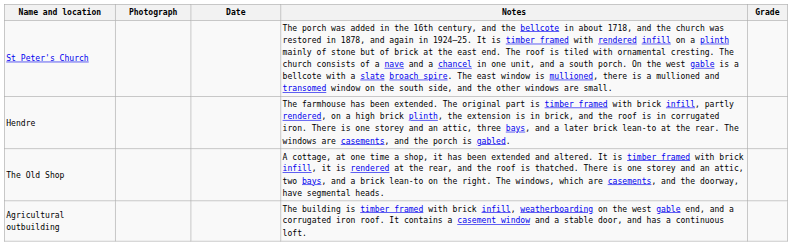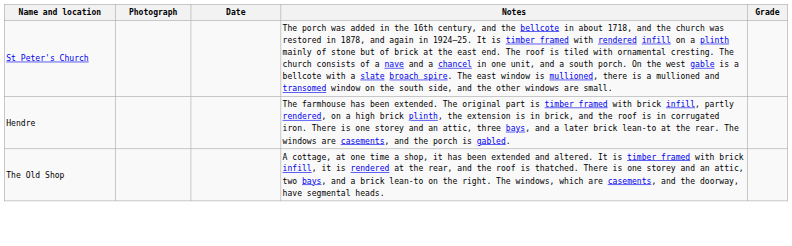- row: (35, 221)
